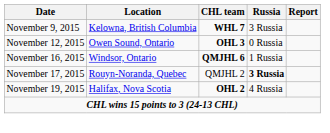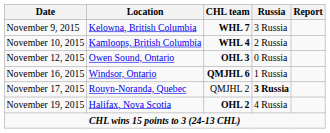+ row: (45, 43)
